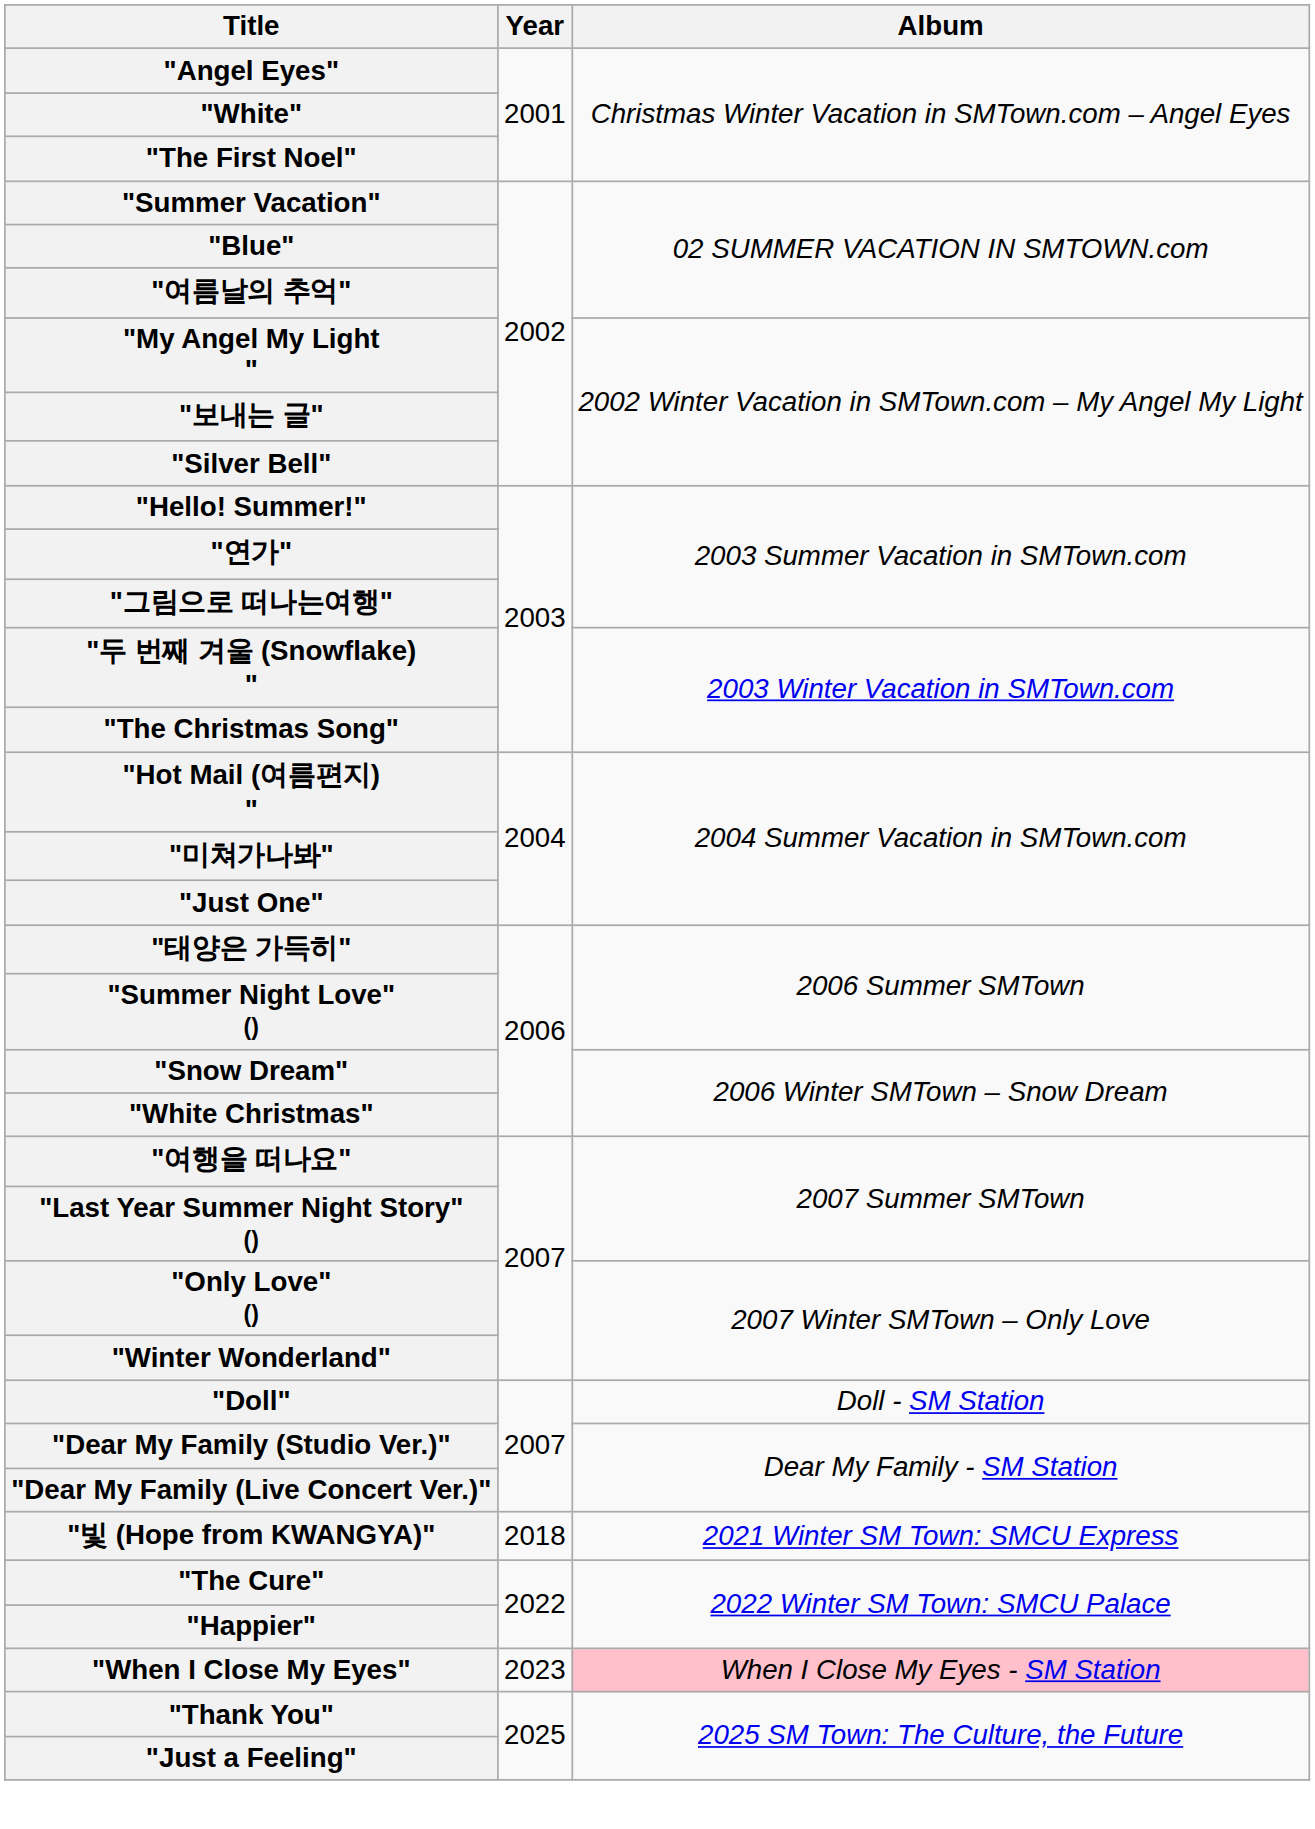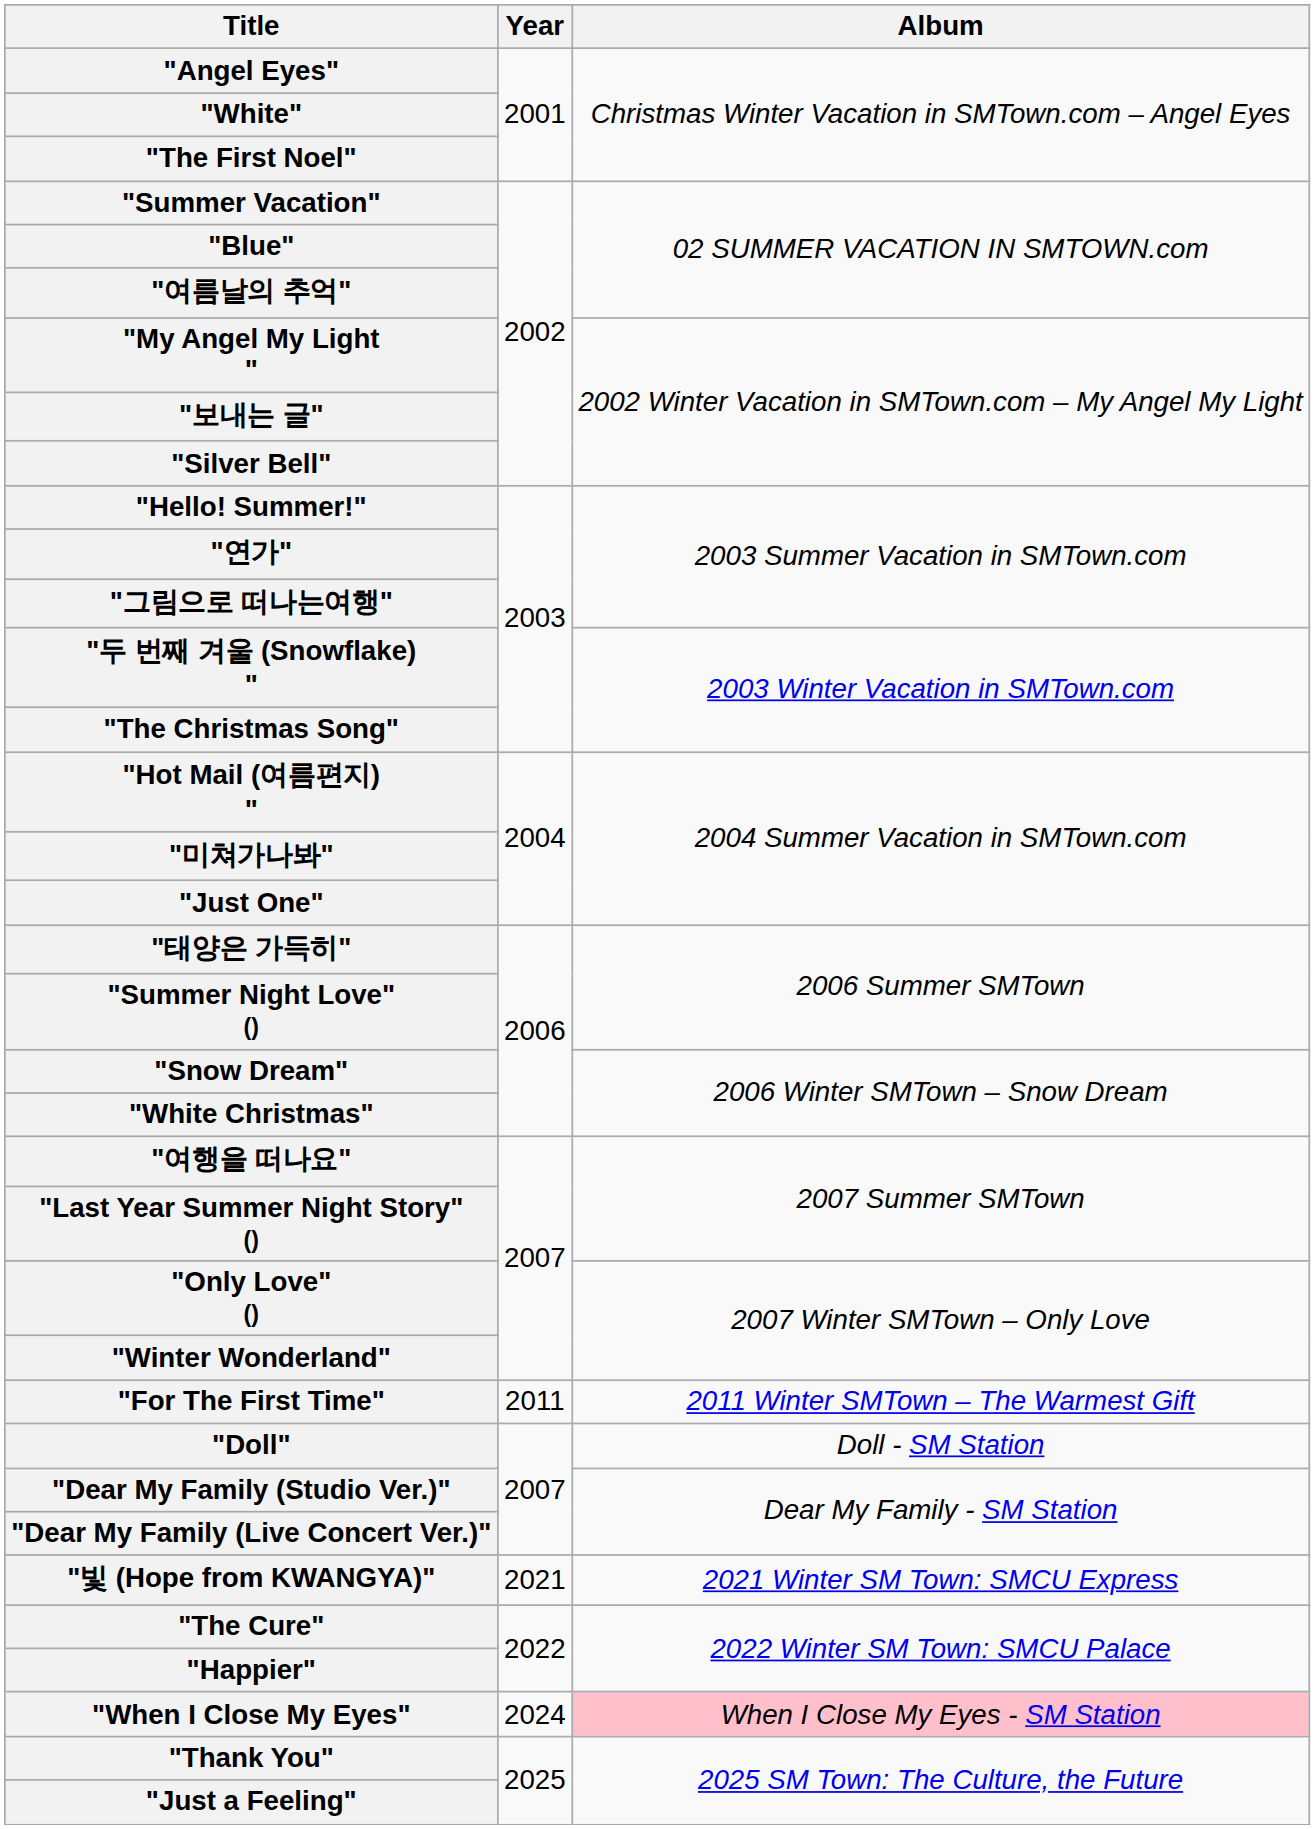+ row: (251, 1401)
(535, 1535) 2018 -> (535, 1579) 2021
(535, 1669) 2023 -> (535, 1713) 2024
